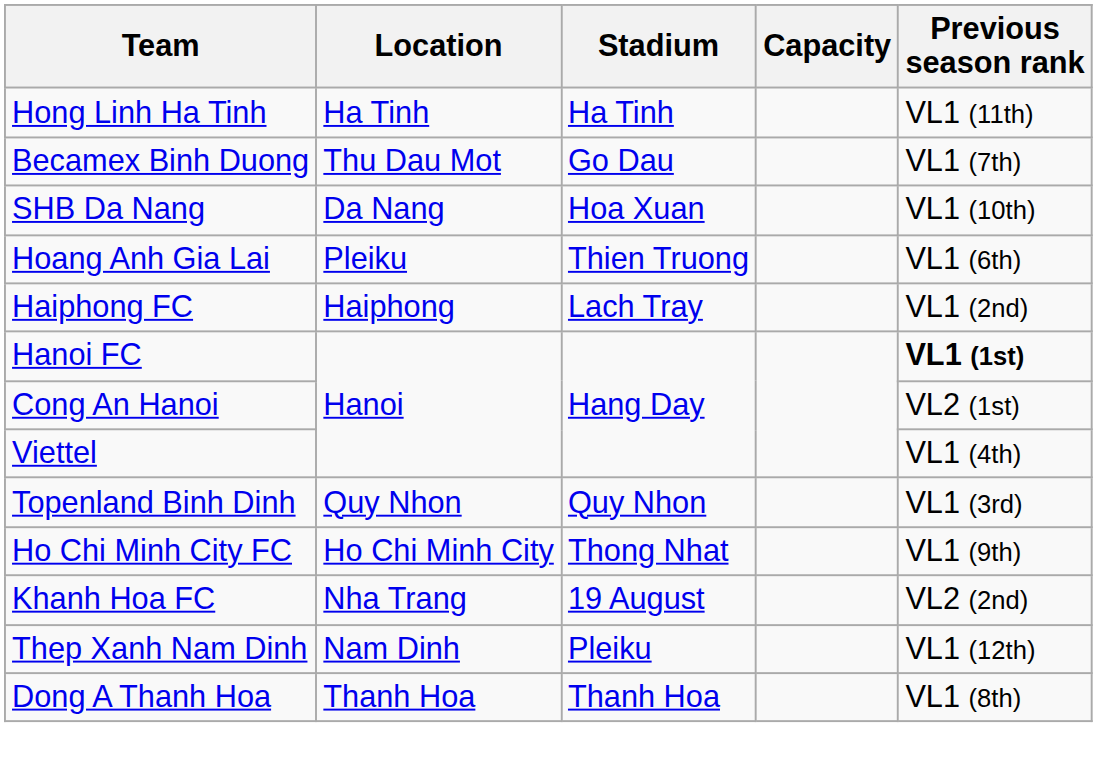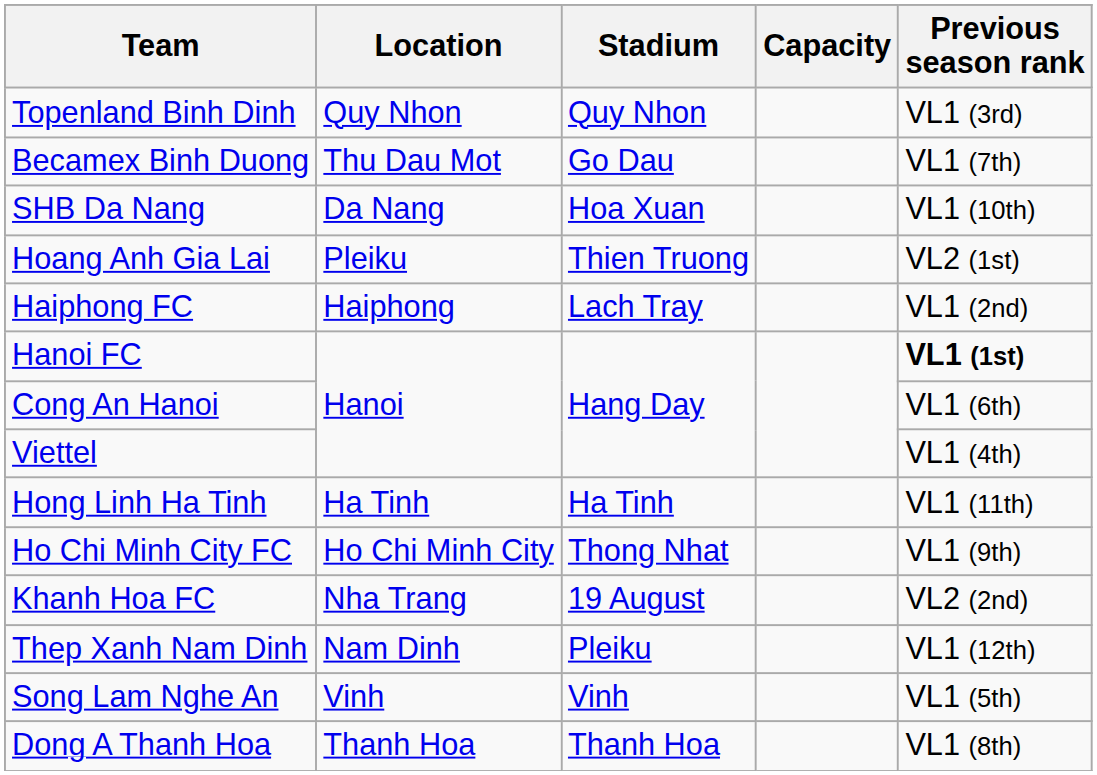rows swapped: (154, 501) <-> (139, 112)
(963, 258) VL1 (6th) -> (963, 258) VL2 (1st)
(963, 404) VL2 (1st) -> (963, 404) VL1 (6th)
+ row: (145, 696)
